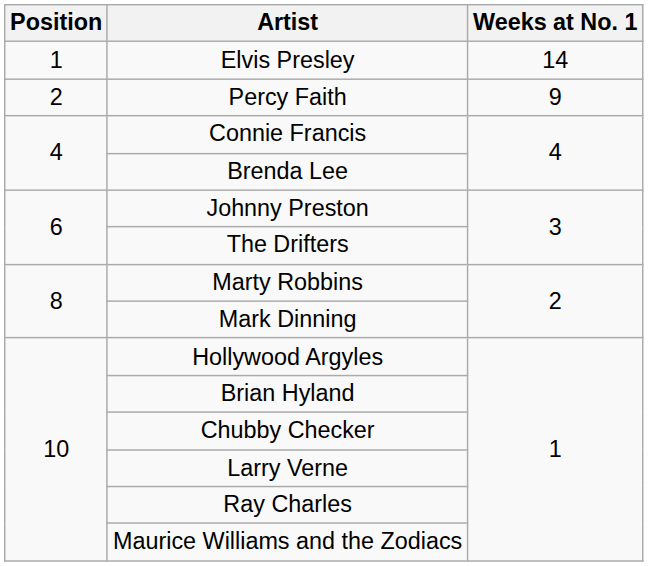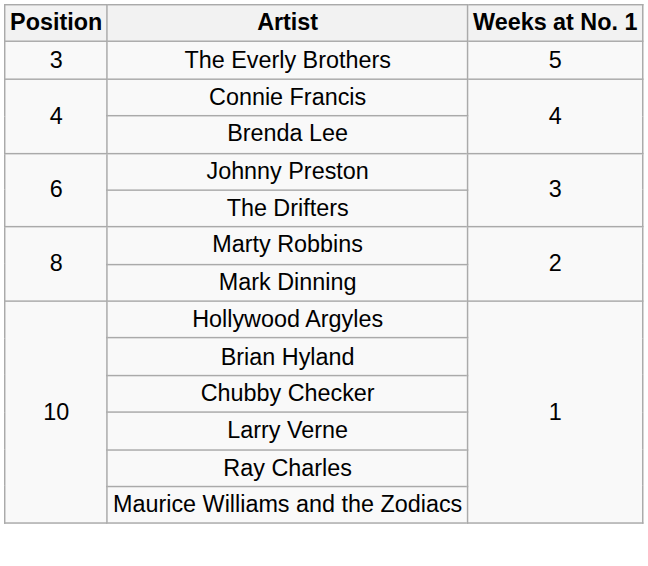- row: (288, 60)
- row: (288, 97)
+ row: (288, 60)
